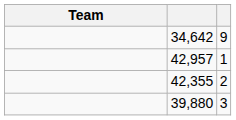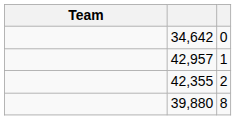(224, 37) 9 -> (224, 37) 0
(224, 103) 3 -> (224, 103) 8
